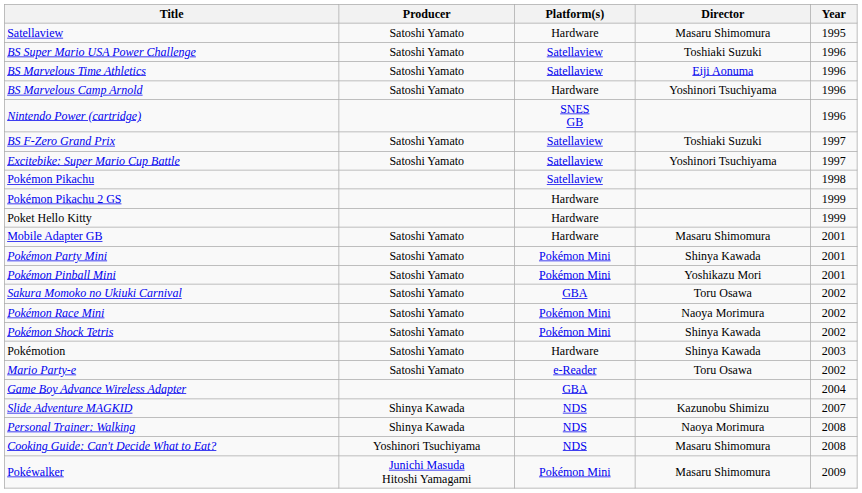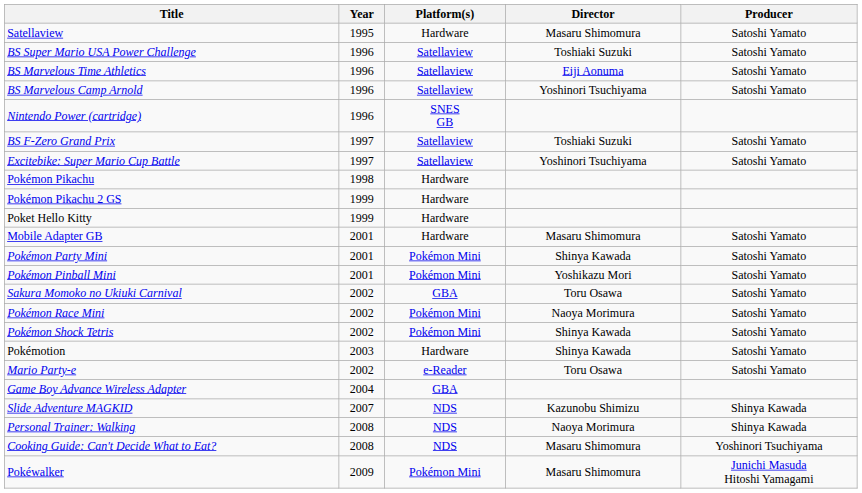columns swapped: (834, 14) <-> (427, 14)
(575, 90) Hardware -> (445, 90) Satellaview
(575, 179) Satellaview -> (445, 179) Hardware
